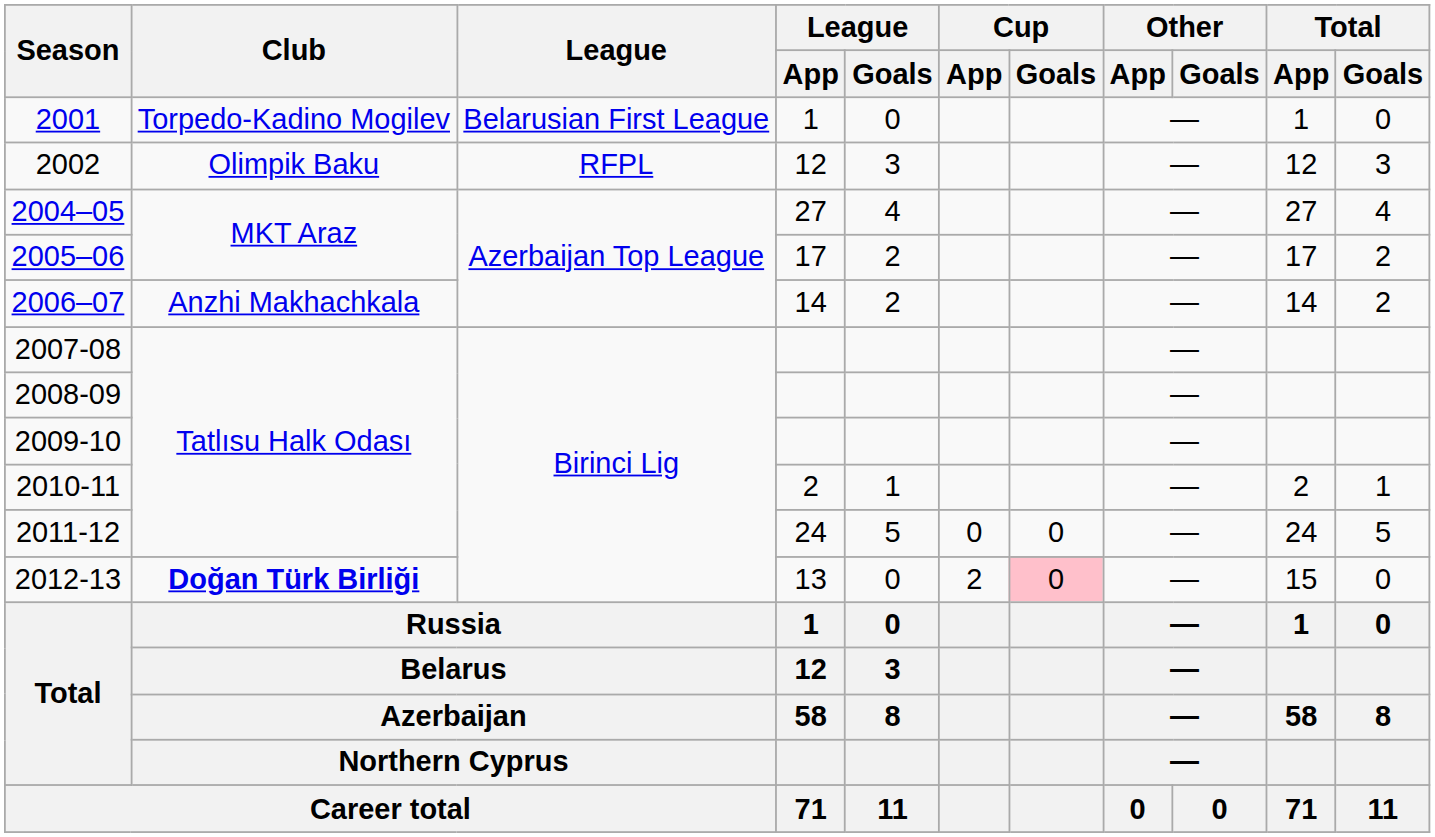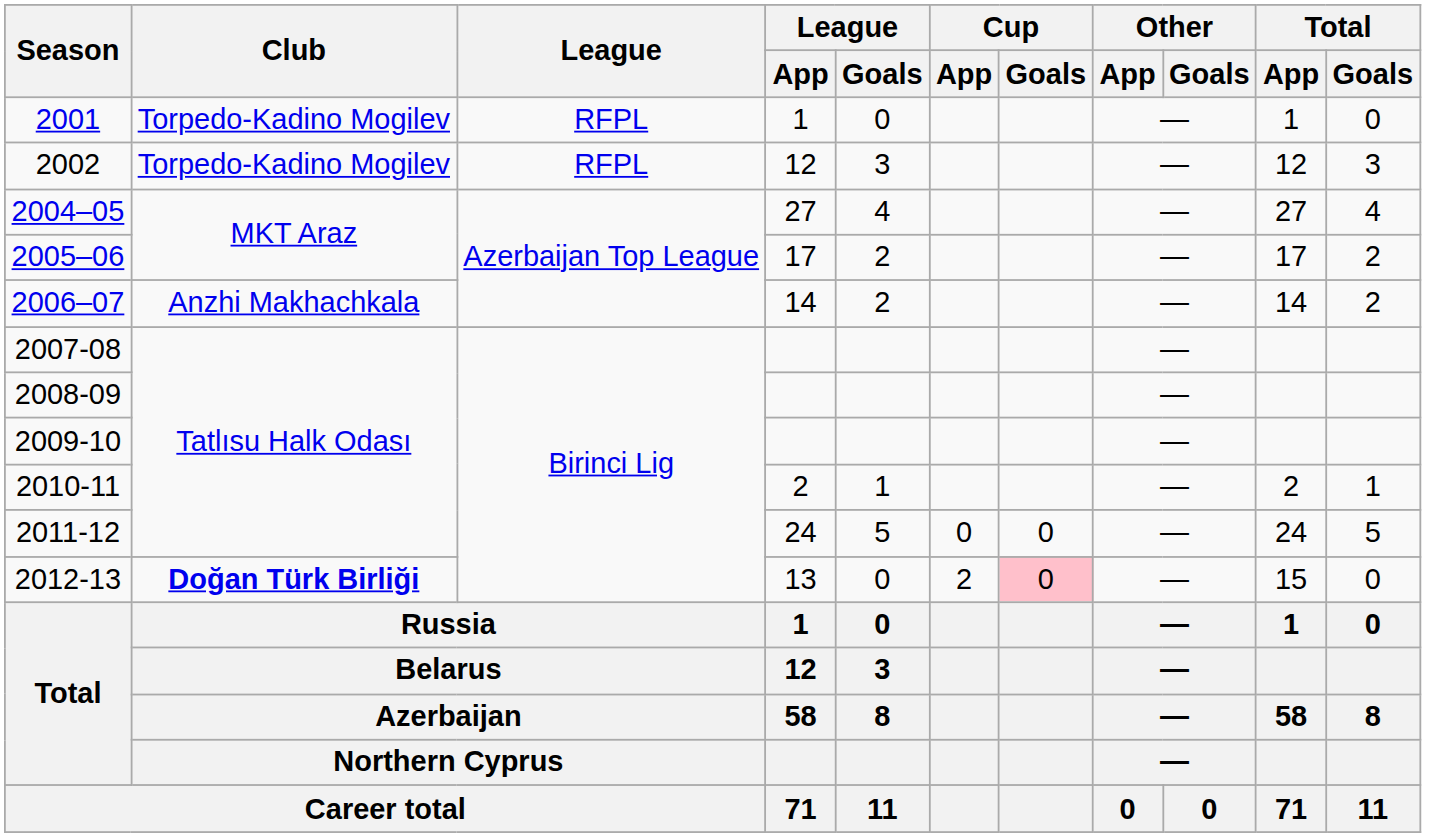(616, 119) Belarusian First League -> (611, 119) RFPL
(294, 165) Olimpik Baku -> (294, 165) Torpedo-Kadino Mogilev
